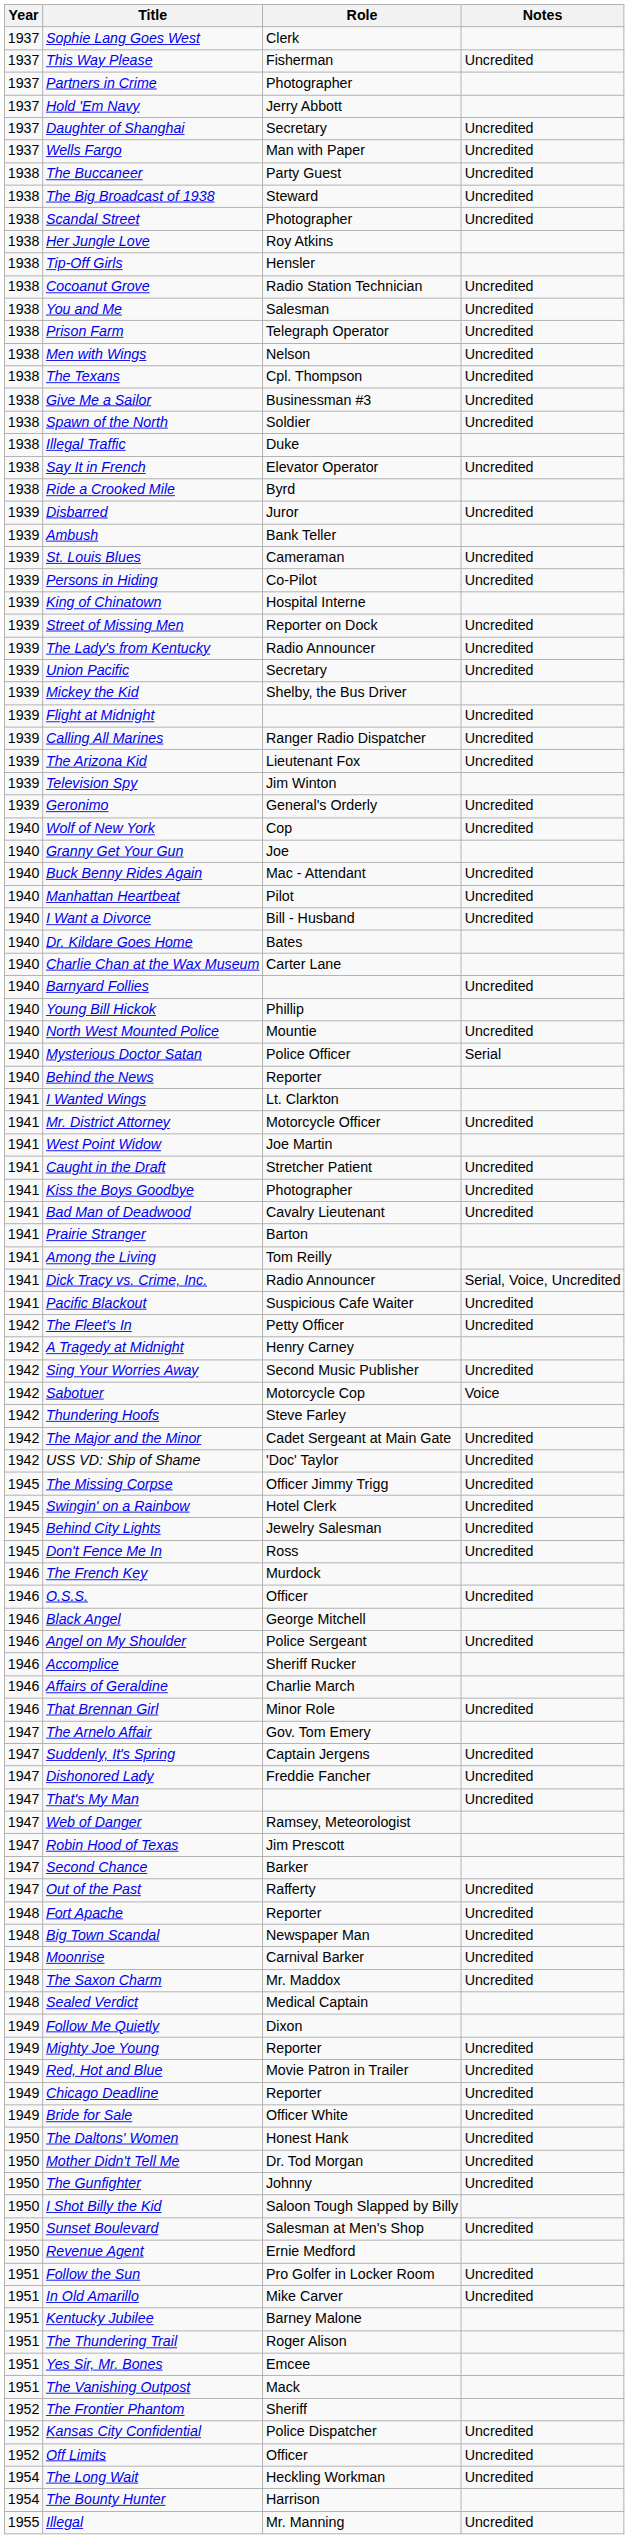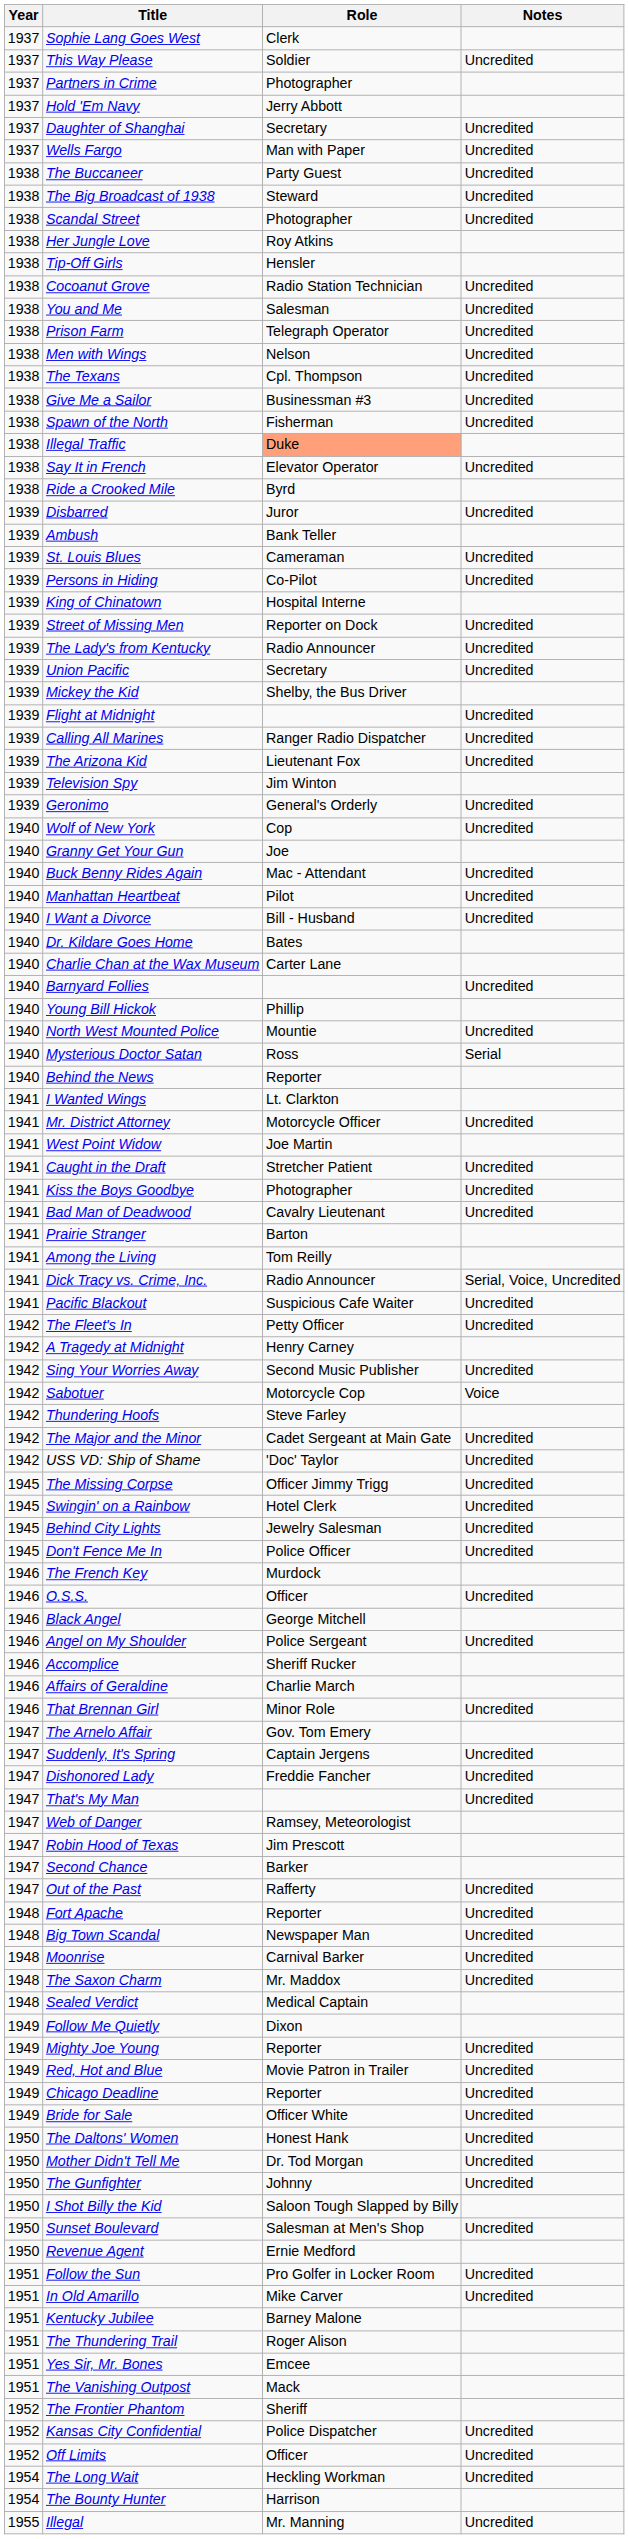(300, 60) Fisherman -> (288, 60) Soldier
(288, 422) Soldier -> (300, 422) Fisherman
(283, 444) no background -> (283, 444) lightsalmon background
(308, 1054) Police Officer -> (282, 1054) Ross
(282, 1551) Ross -> (308, 1551) Police Officer
